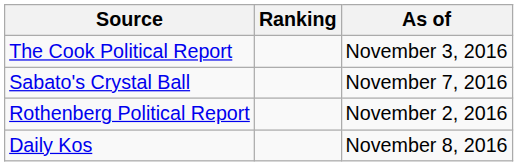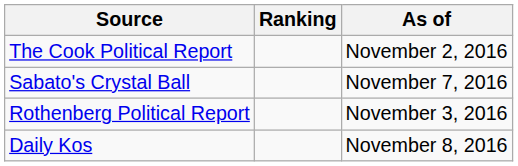(427, 51) November 3, 2016 -> (427, 51) November 2, 2016
(427, 113) November 2, 2016 -> (427, 113) November 3, 2016
